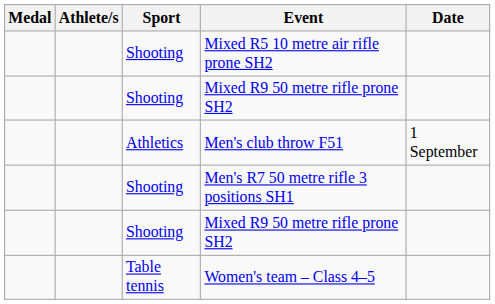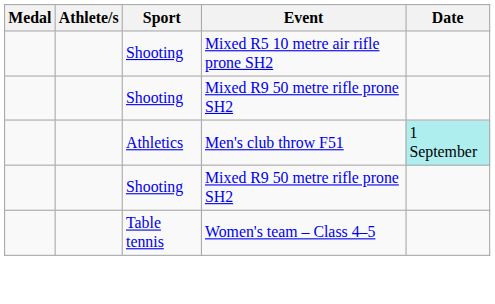(444, 143) no background -> (443, 143) paleturquoise background
- row: (155, 187)
